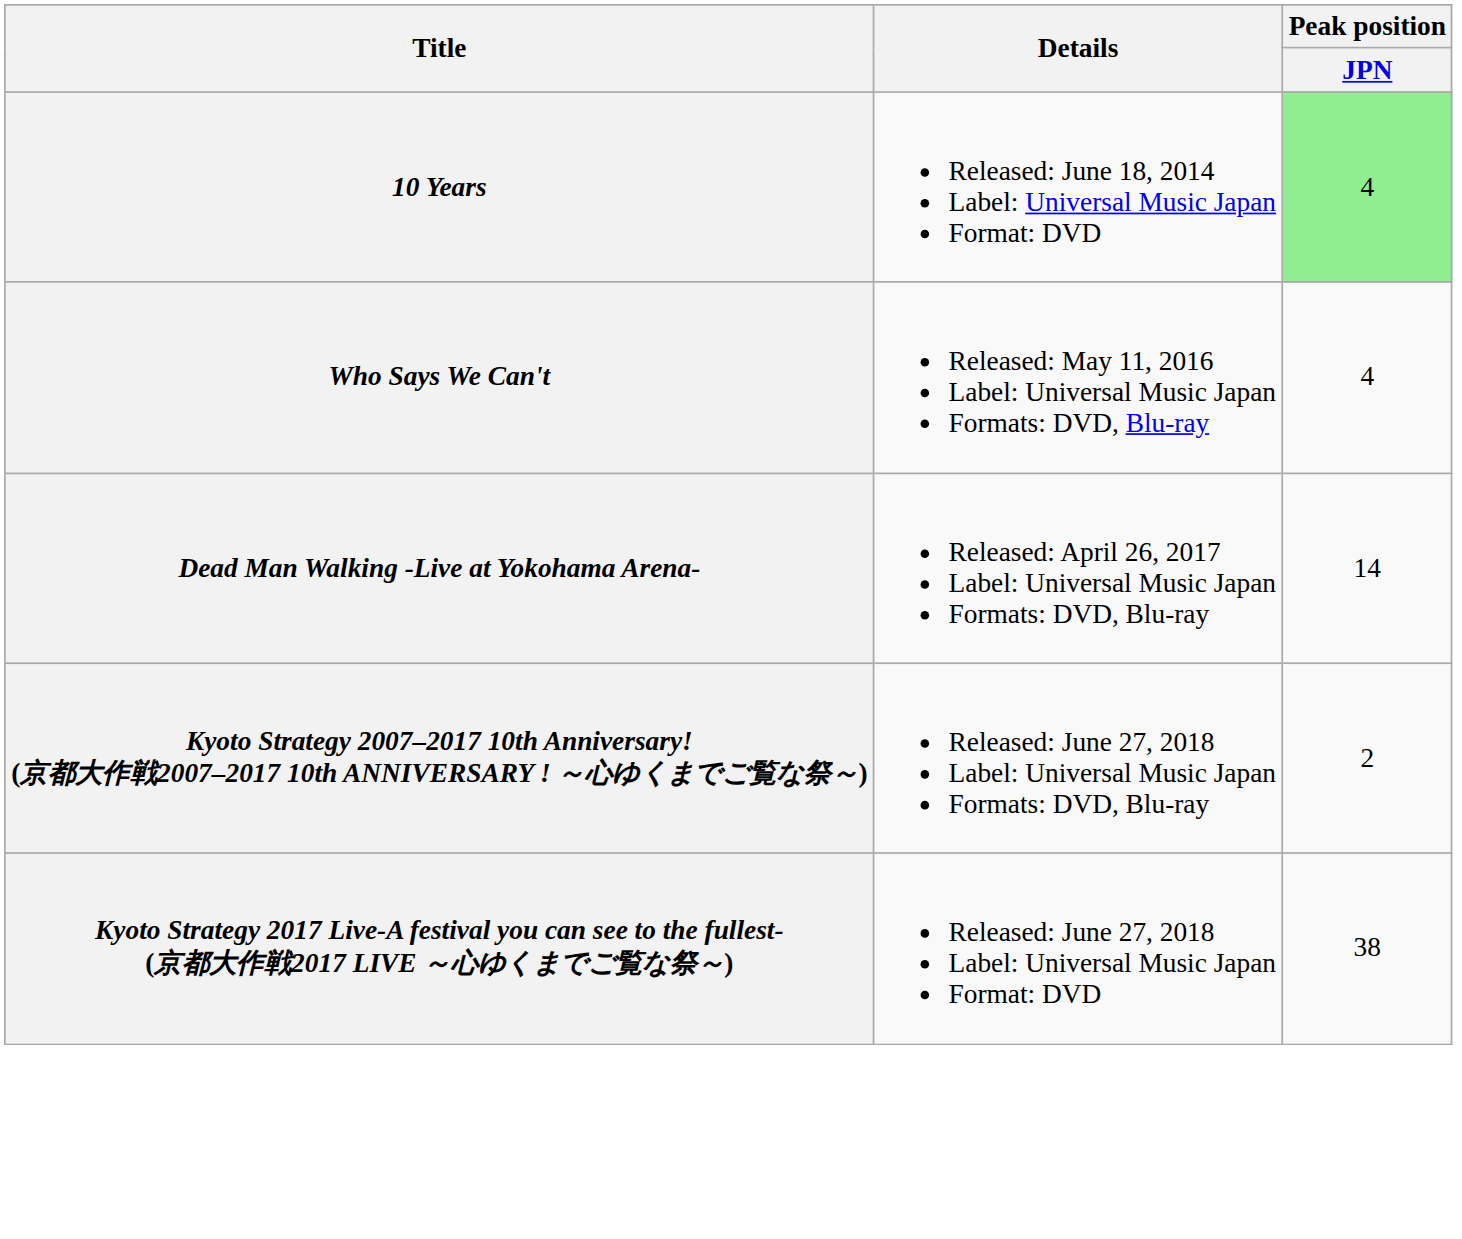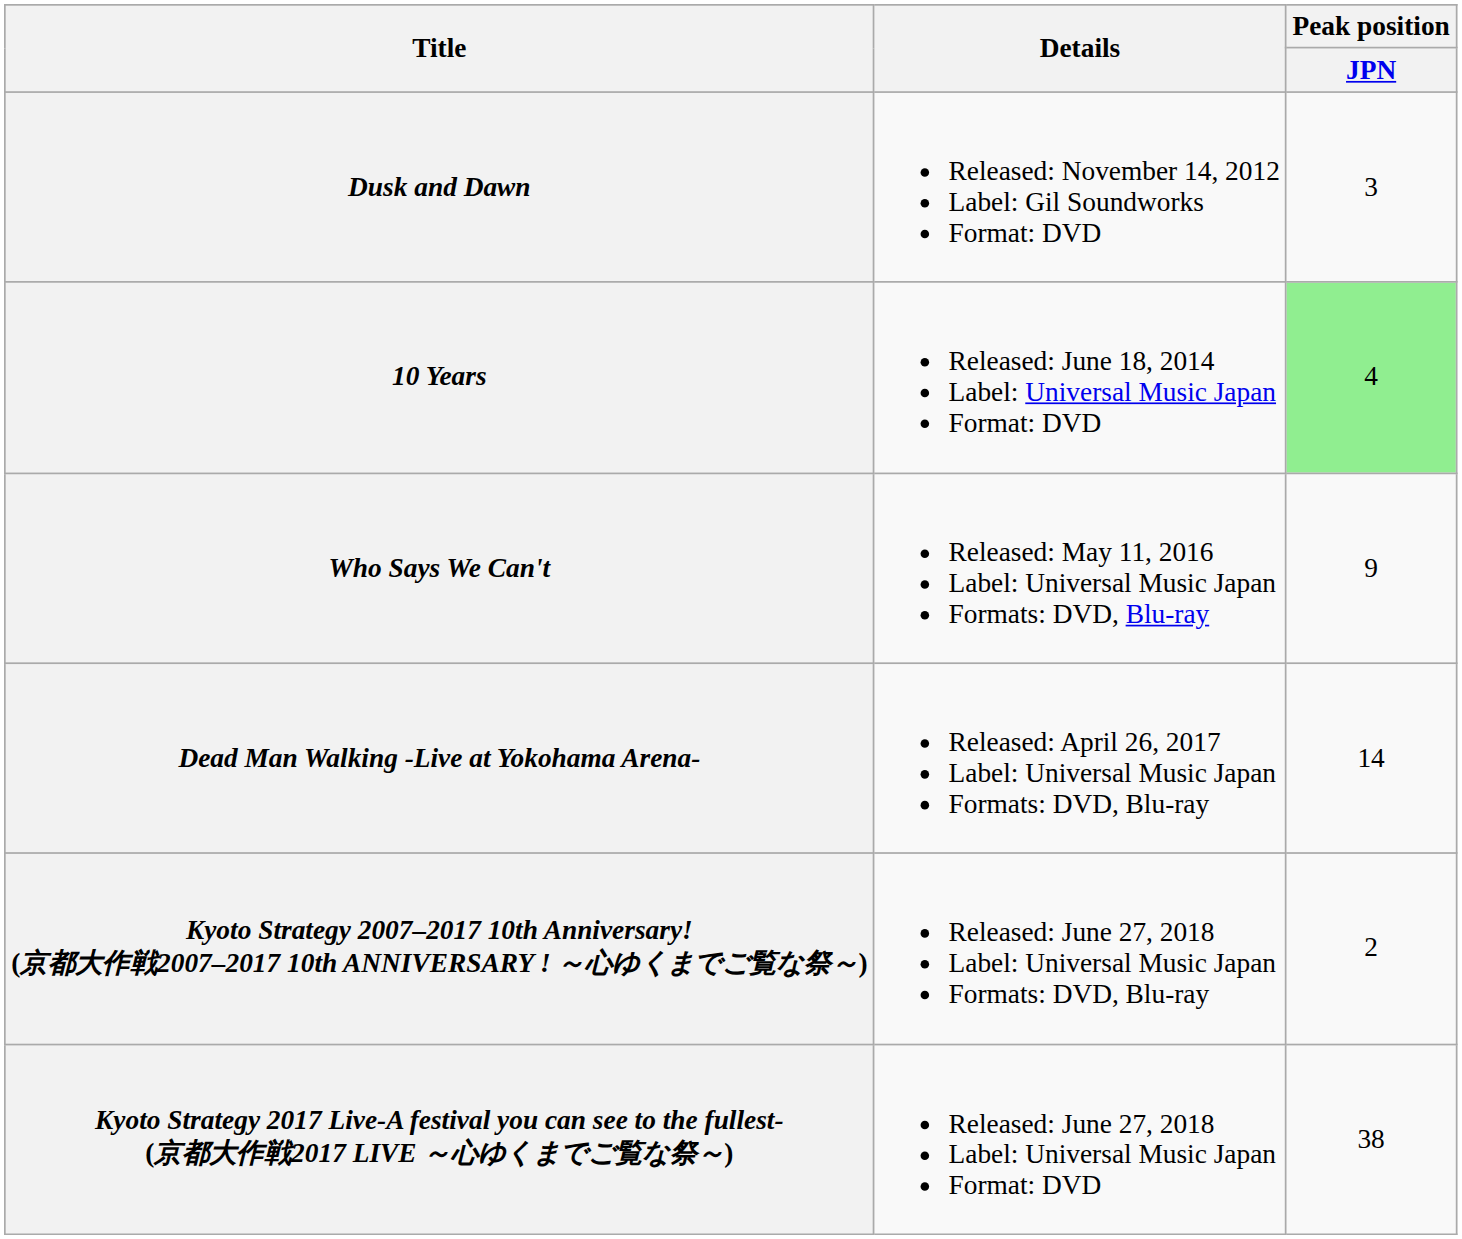+ row: (439, 186)
(1367, 376) 4 -> (1371, 567) 9
